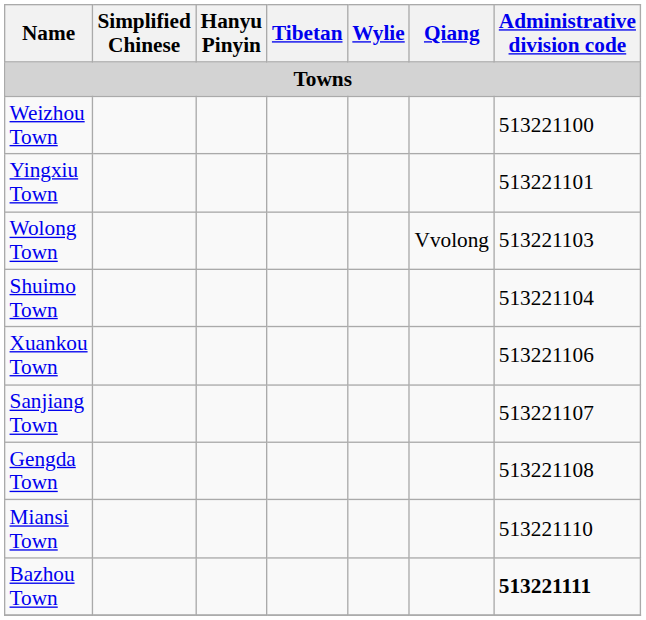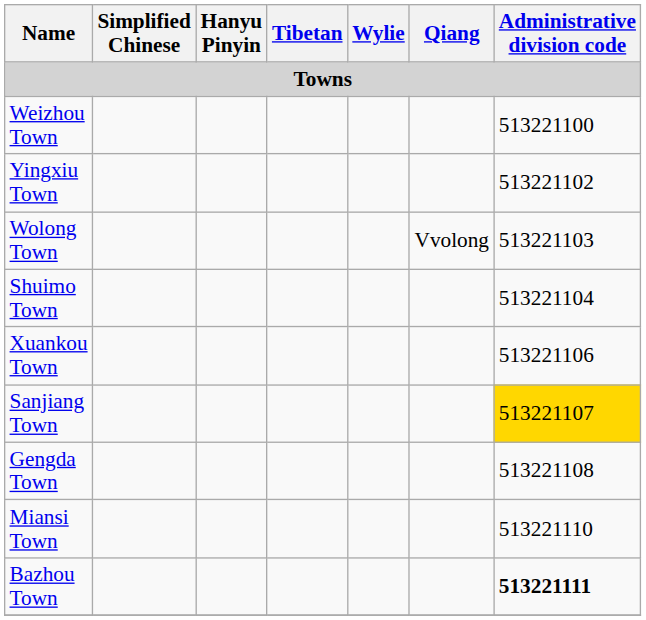(546, 182) 513221101 -> (546, 182) 513221102
(546, 413) no background -> (546, 413) gold background
